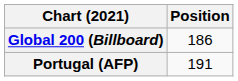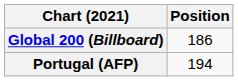(200, 64) 191 -> (200, 64) 194
